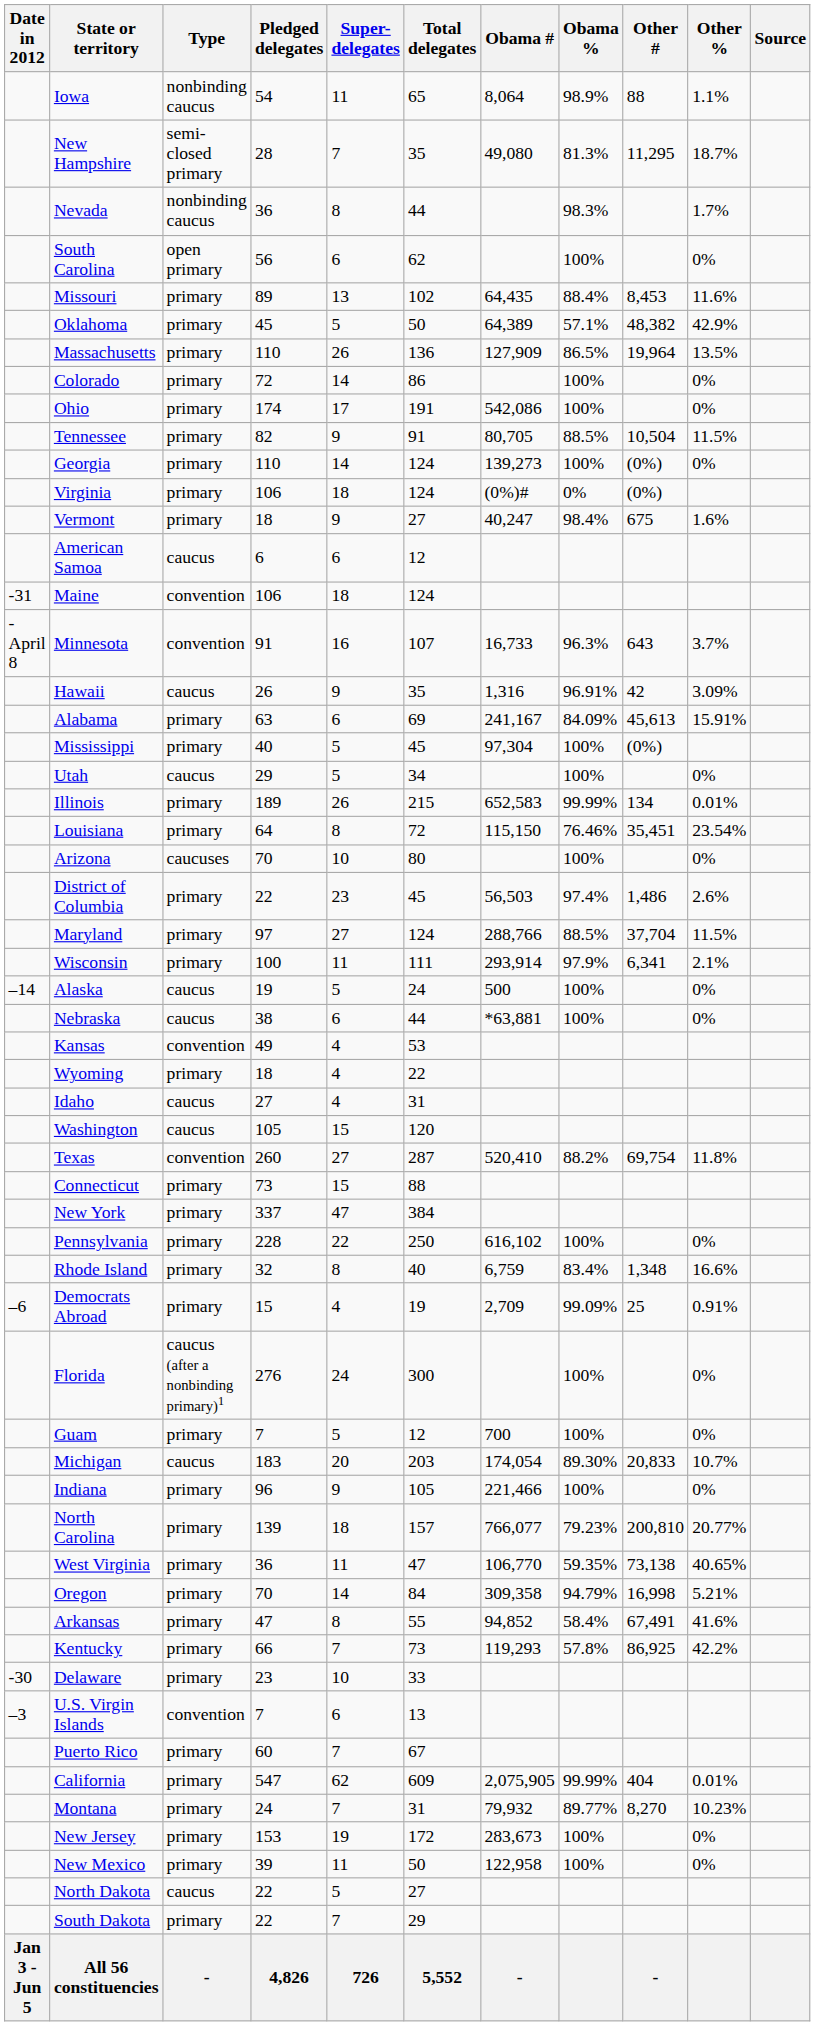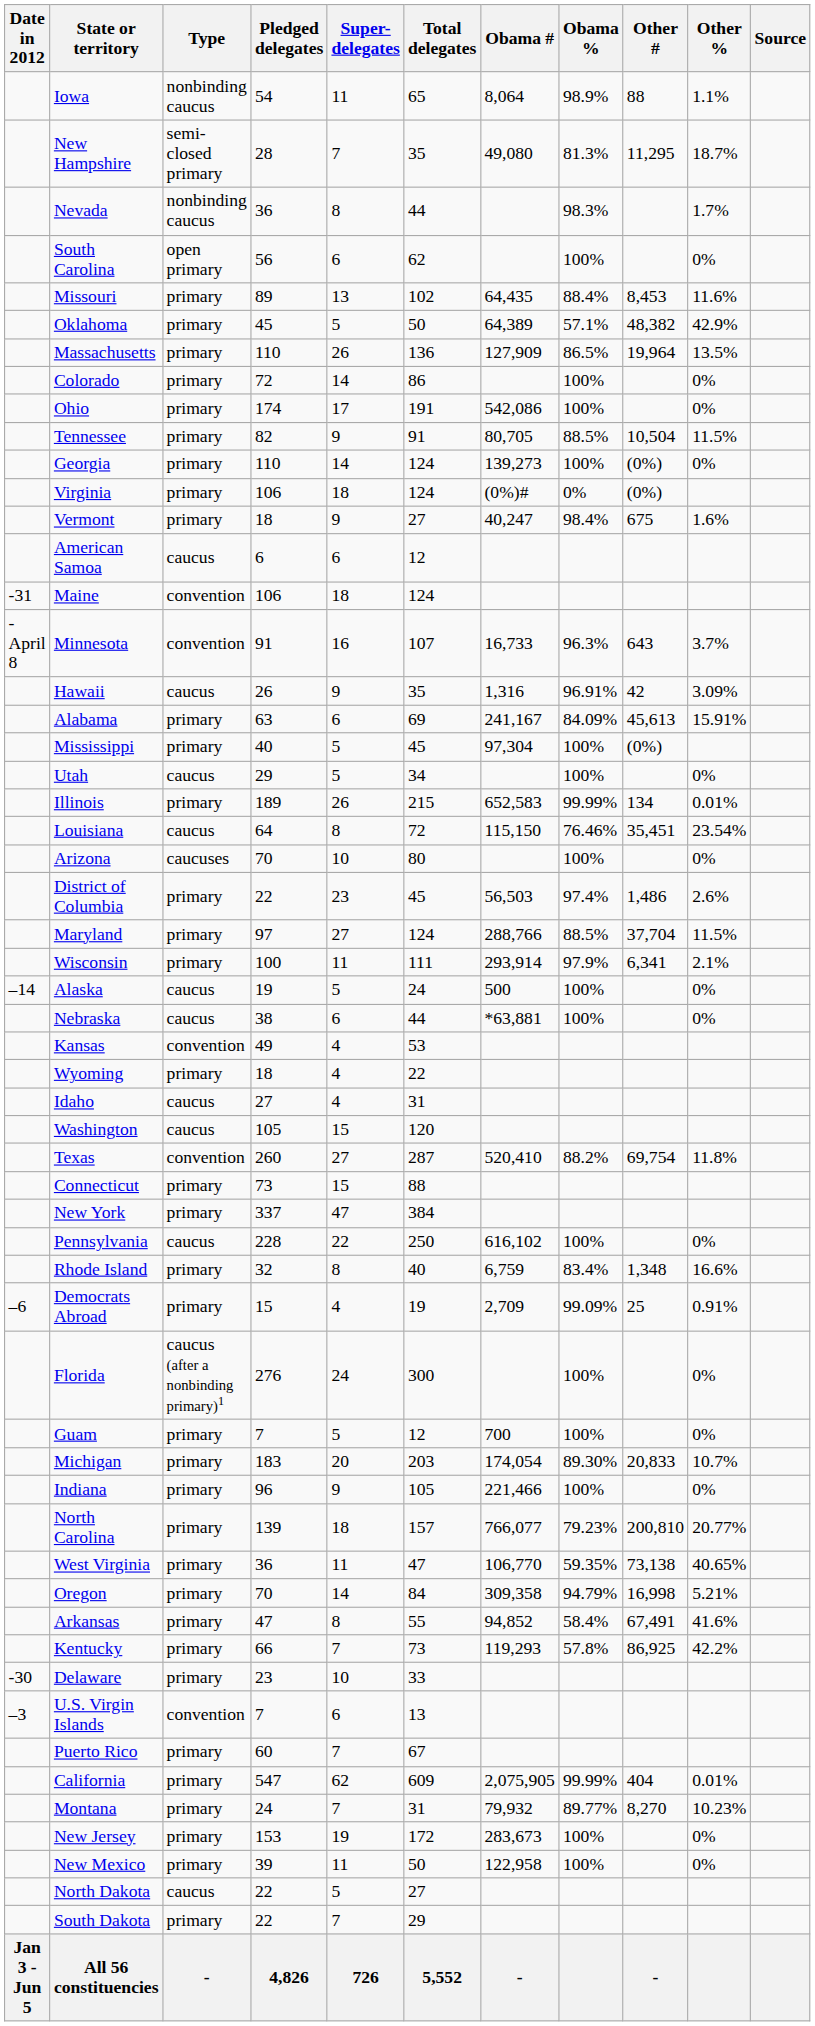(194, 830) primary -> (191, 830) caucus
(194, 1241) primary -> (191, 1241) caucus
(191, 1461) caucus -> (194, 1461) primary
